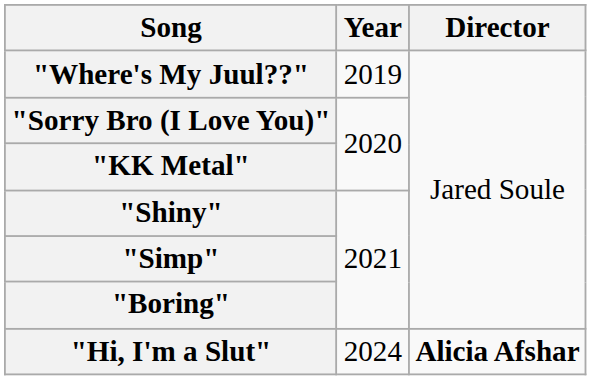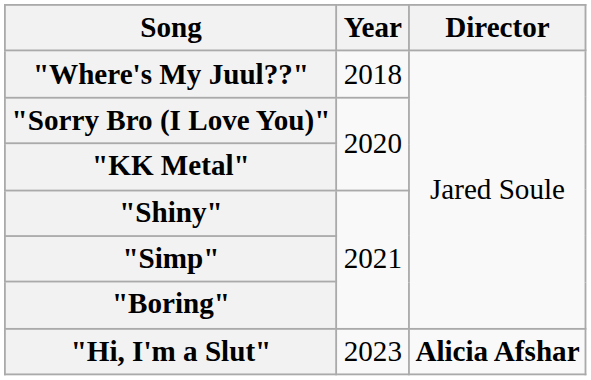(373, 73) 2019 -> (373, 73) 2018
(373, 350) 2024 -> (373, 350) 2023
